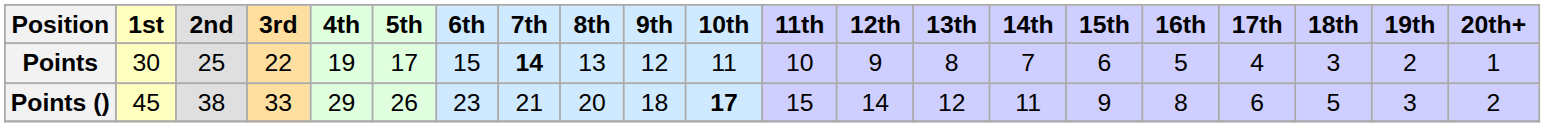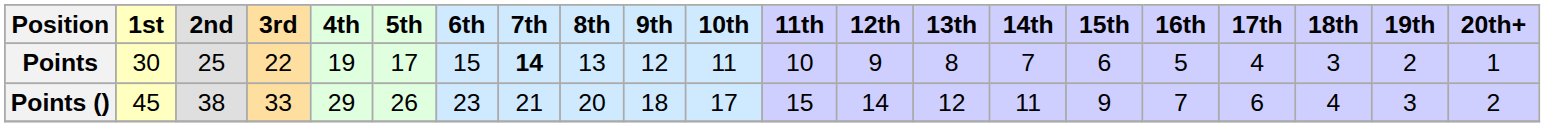(724, 102) bold -> (724, 102) normal
(1181, 102) 8 -> (1181, 102) 7
(1333, 102) 5 -> (1333, 102) 4
